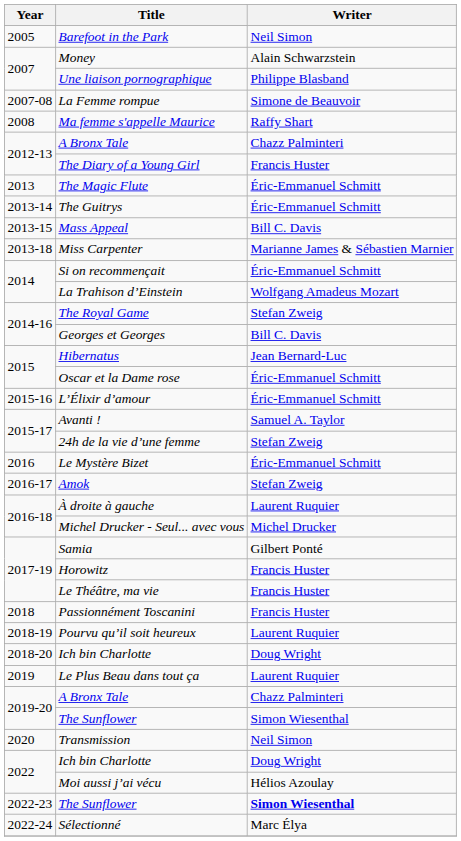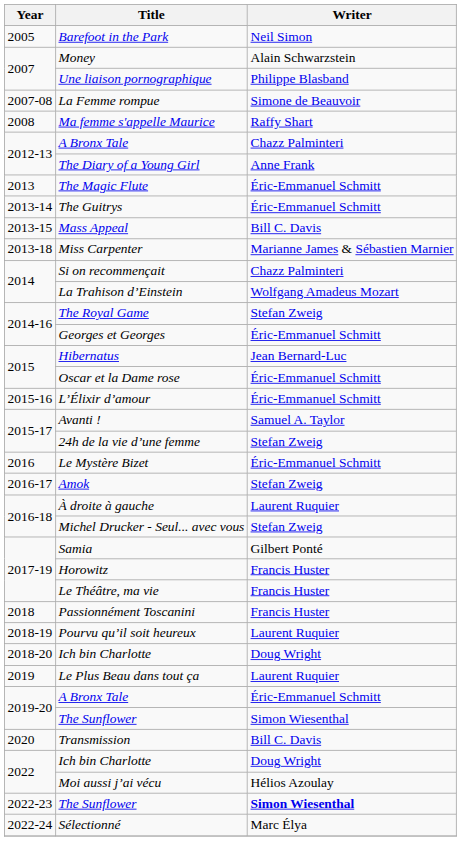(290, 164) Francis Huster -> (282, 164) Anne Frank
(316, 270) Éric-Emmanuel Schmitt -> (297, 270) Chazz Palminteri
(286, 334) Bill C. Davis -> (316, 334) Éric-Emmanuel Schmitt
(293, 526) Michel Drucker -> (287, 526) Stefan Zweig
(297, 697) Chazz Palminteri -> (316, 697) Éric-Emmanuel Schmitt
(281, 739) Neil Simon -> (286, 739) Bill C. Davis
